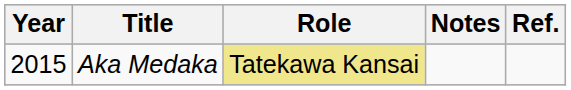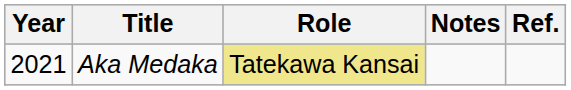(39, 64) 2015 -> (39, 64) 2021
